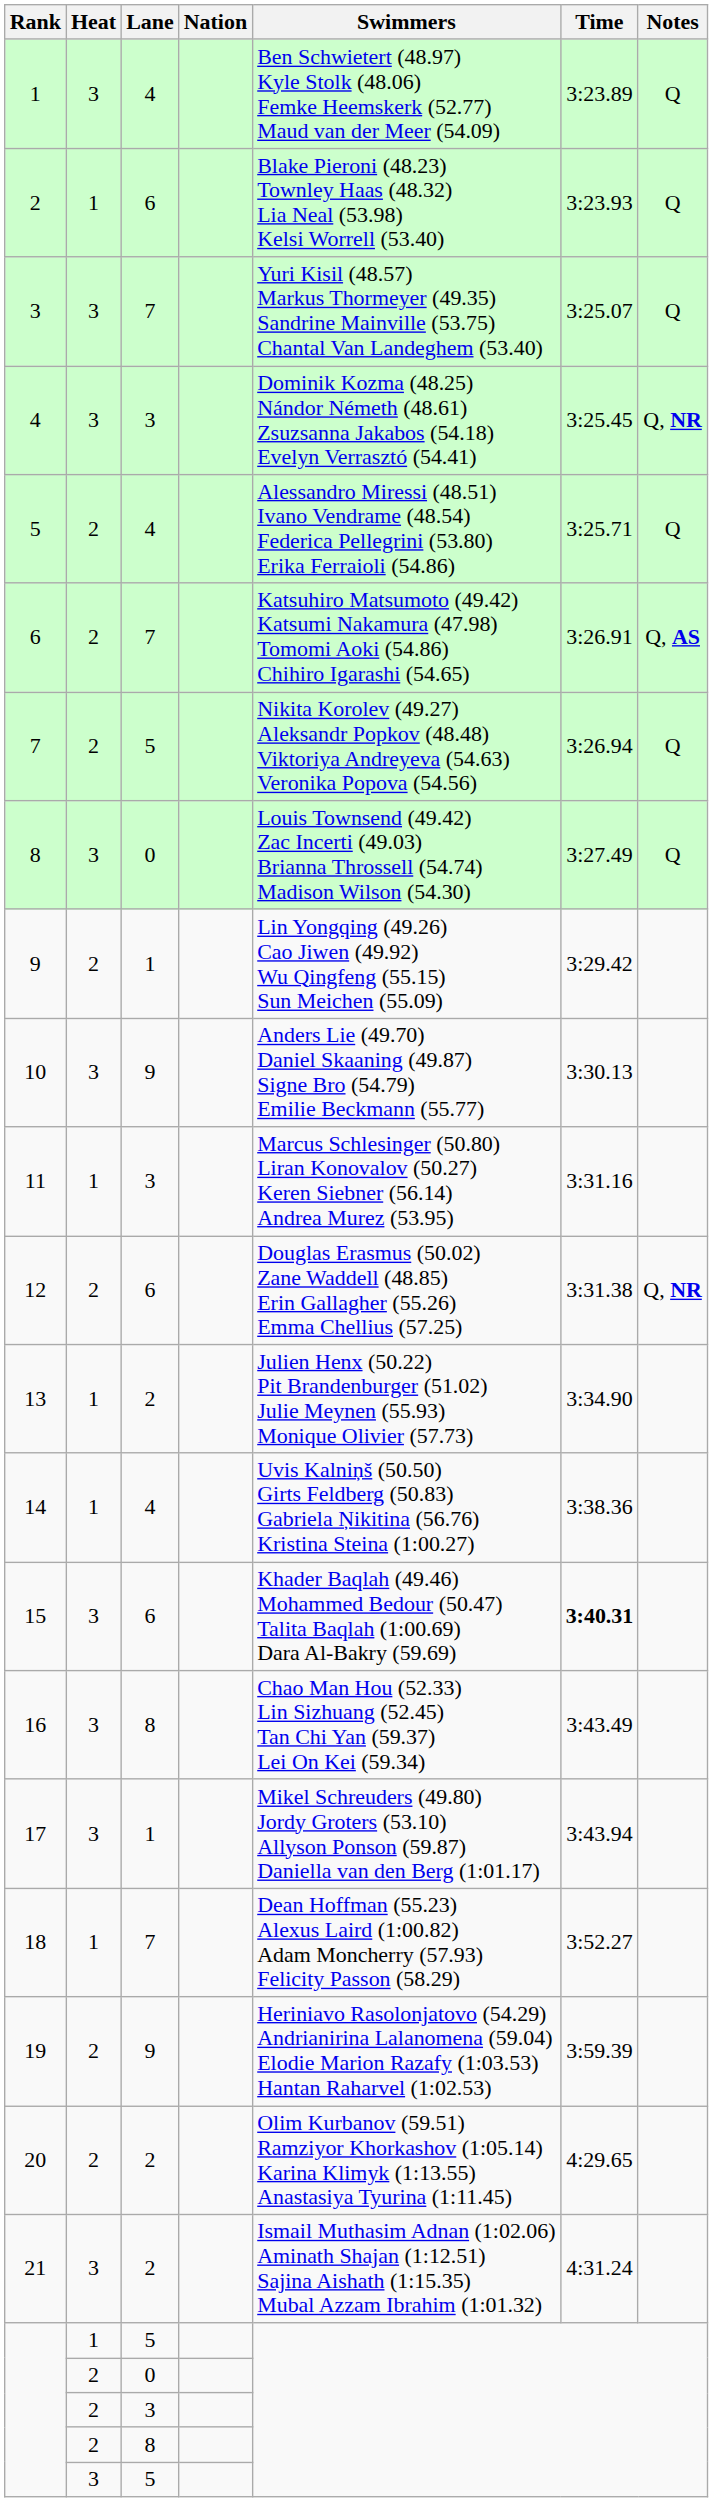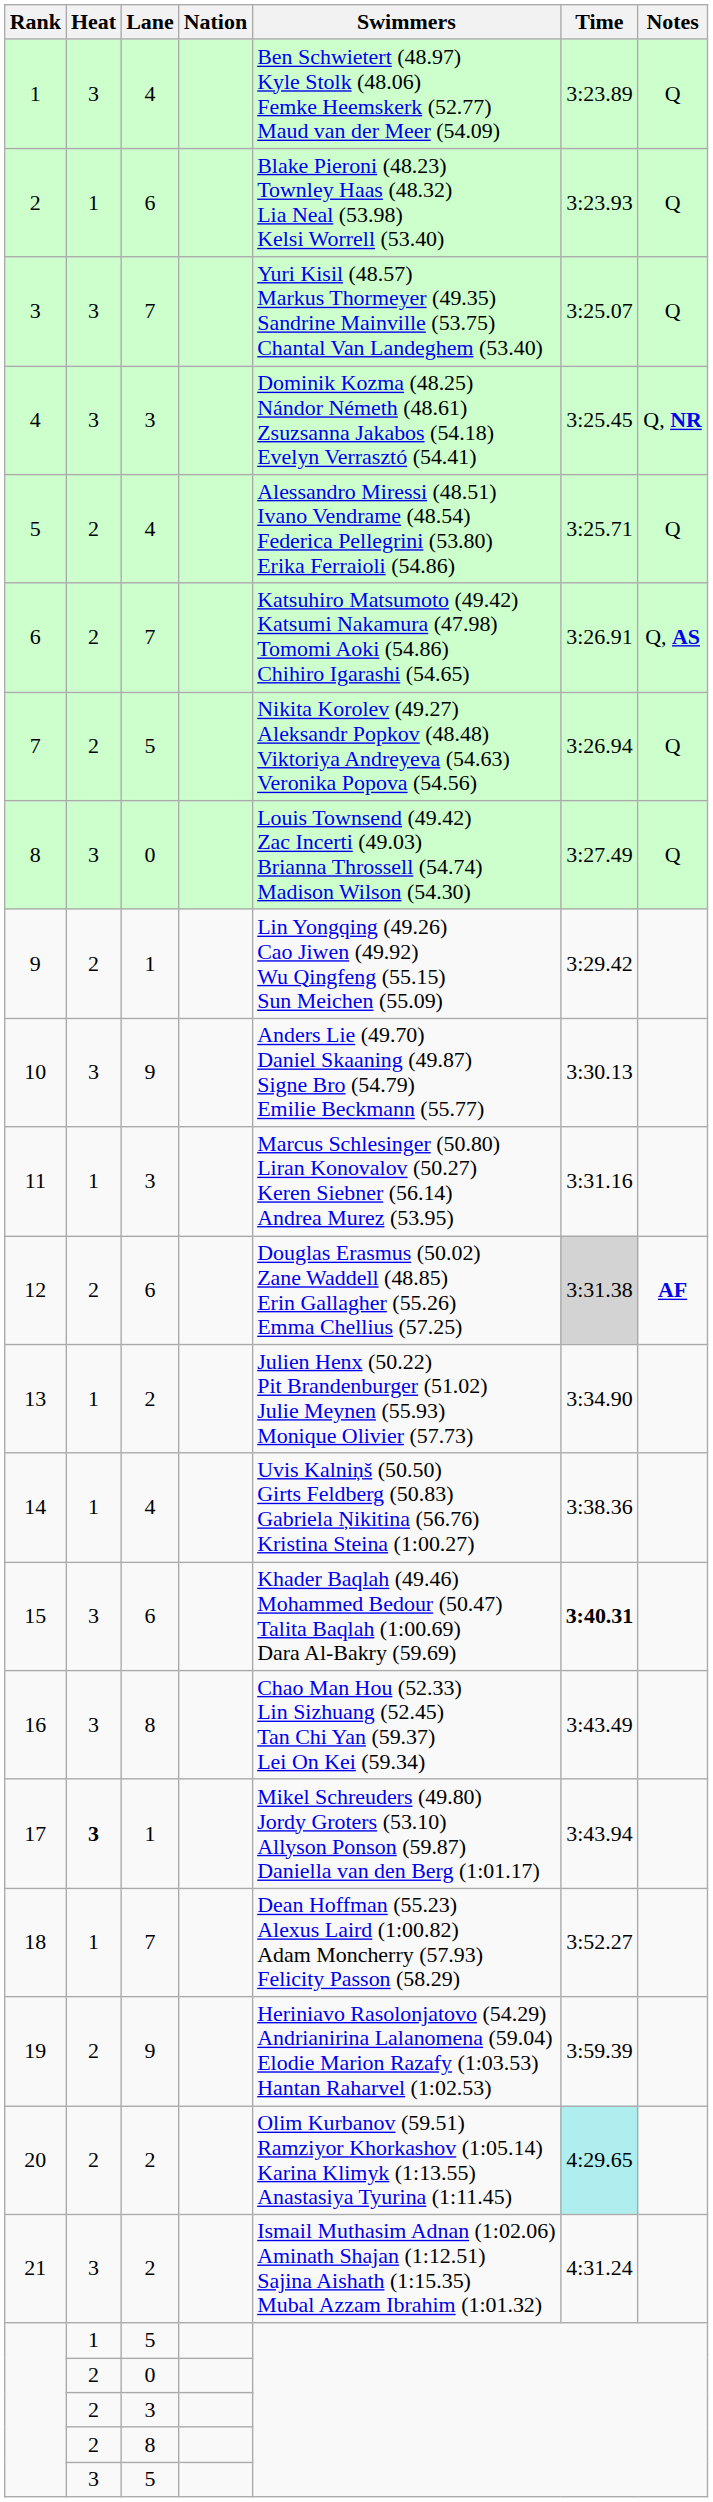(599, 1289) no background -> (599, 1289) lightgrey background
(673, 1289) Q, NR -> (673, 1289) AF
(94, 1833) normal -> (94, 1833) bold
(599, 2159) no background -> (599, 2159) paleturquoise background
